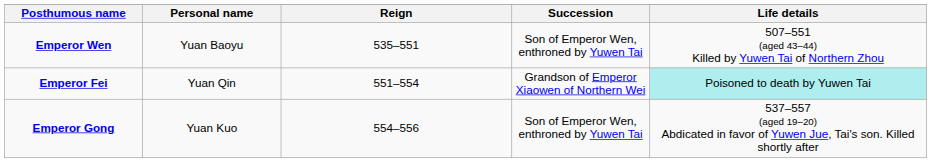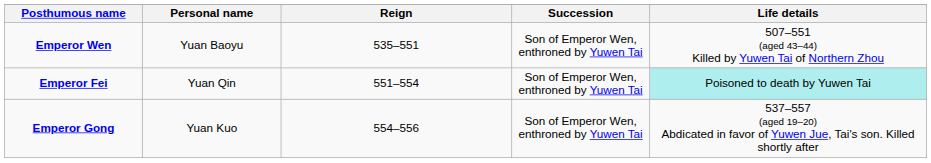(581, 83) Grandson of Emperor Xiaowen of Northern Wei -> (581, 83) Son of Emperor Wen, enthroned by Yuwen Tai
